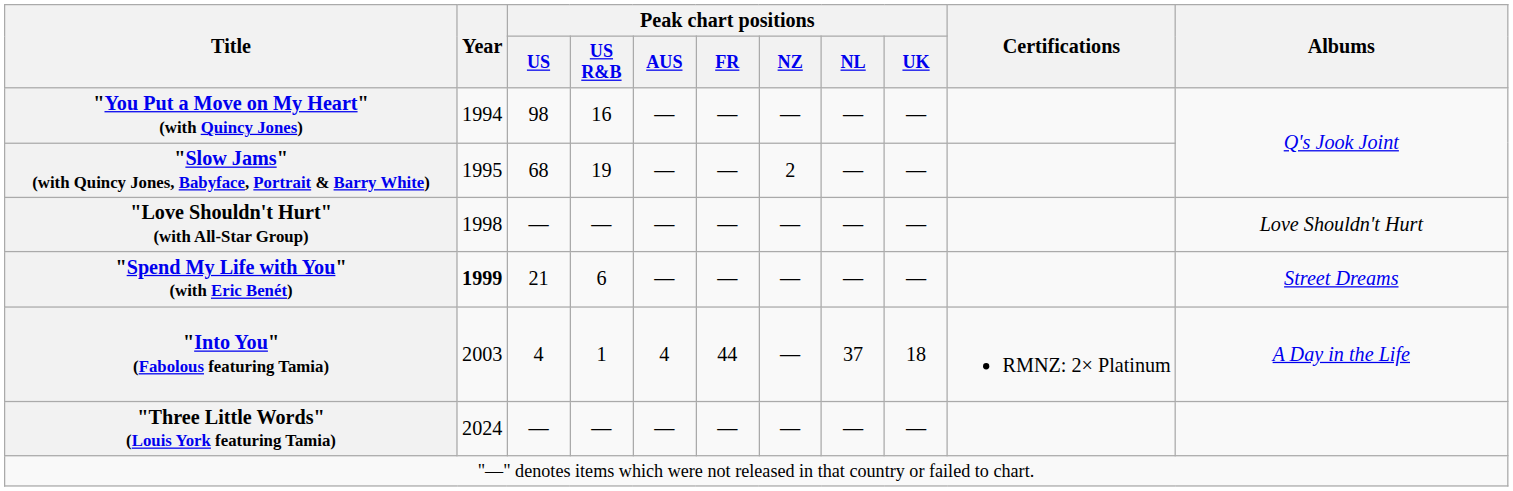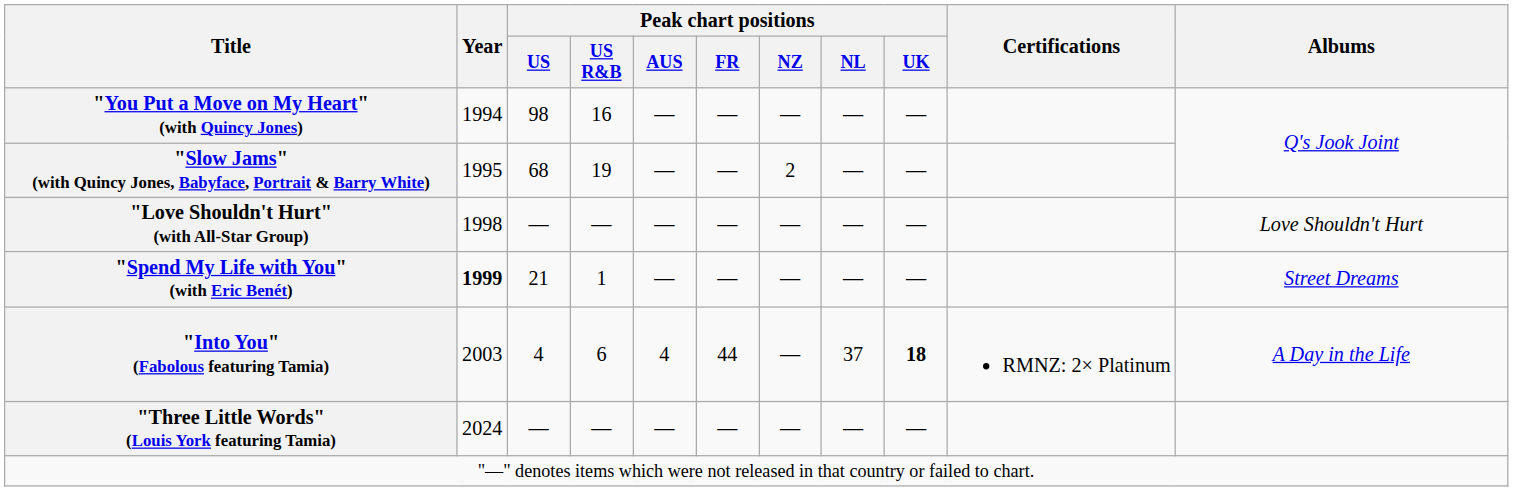(601, 279) 6 -> (601, 279) 1
(601, 353) 1 -> (601, 353) 6
(916, 353) normal -> (916, 353) bold
